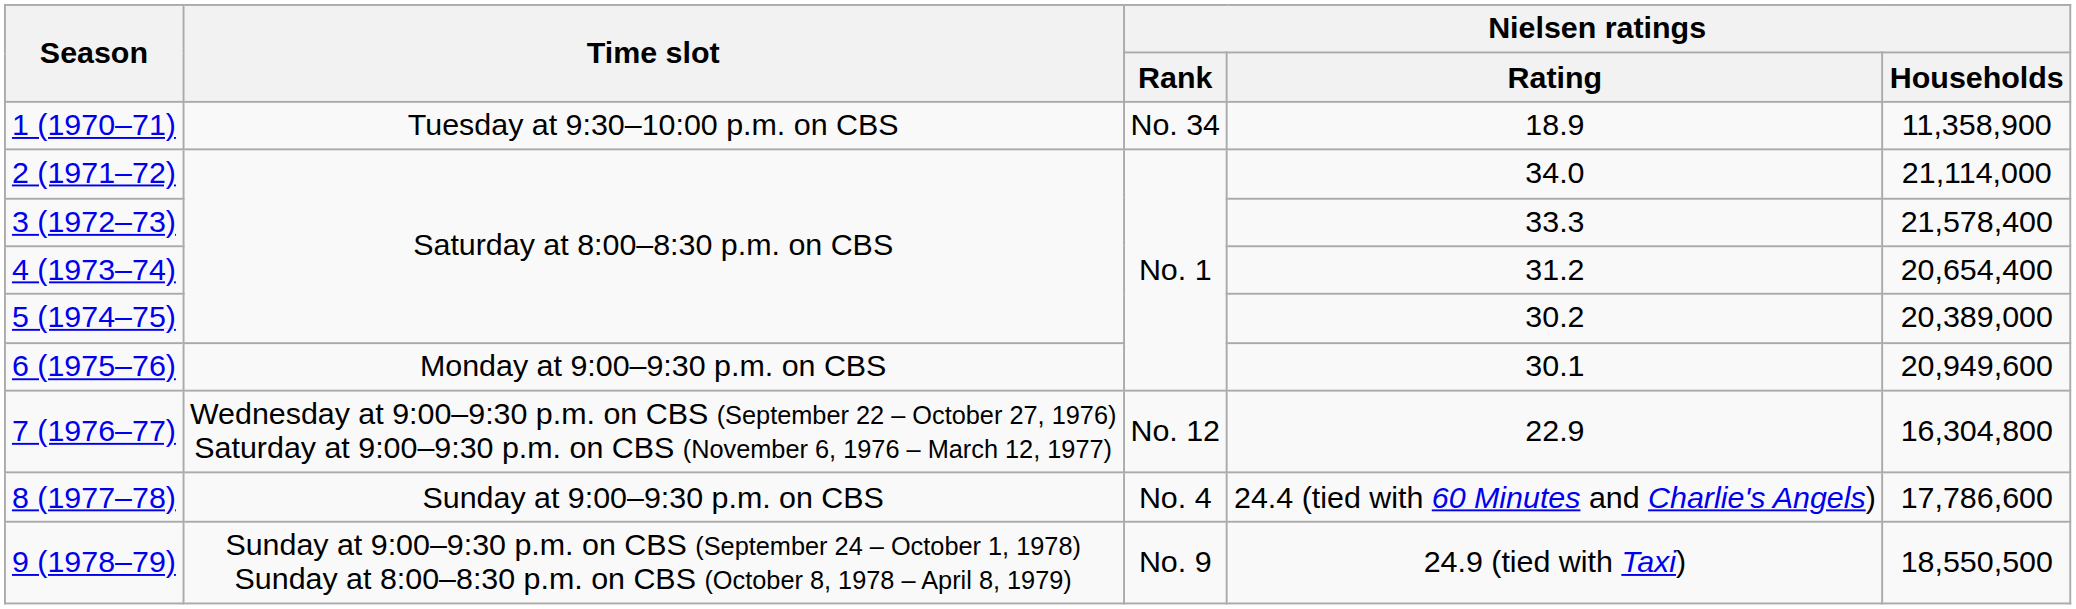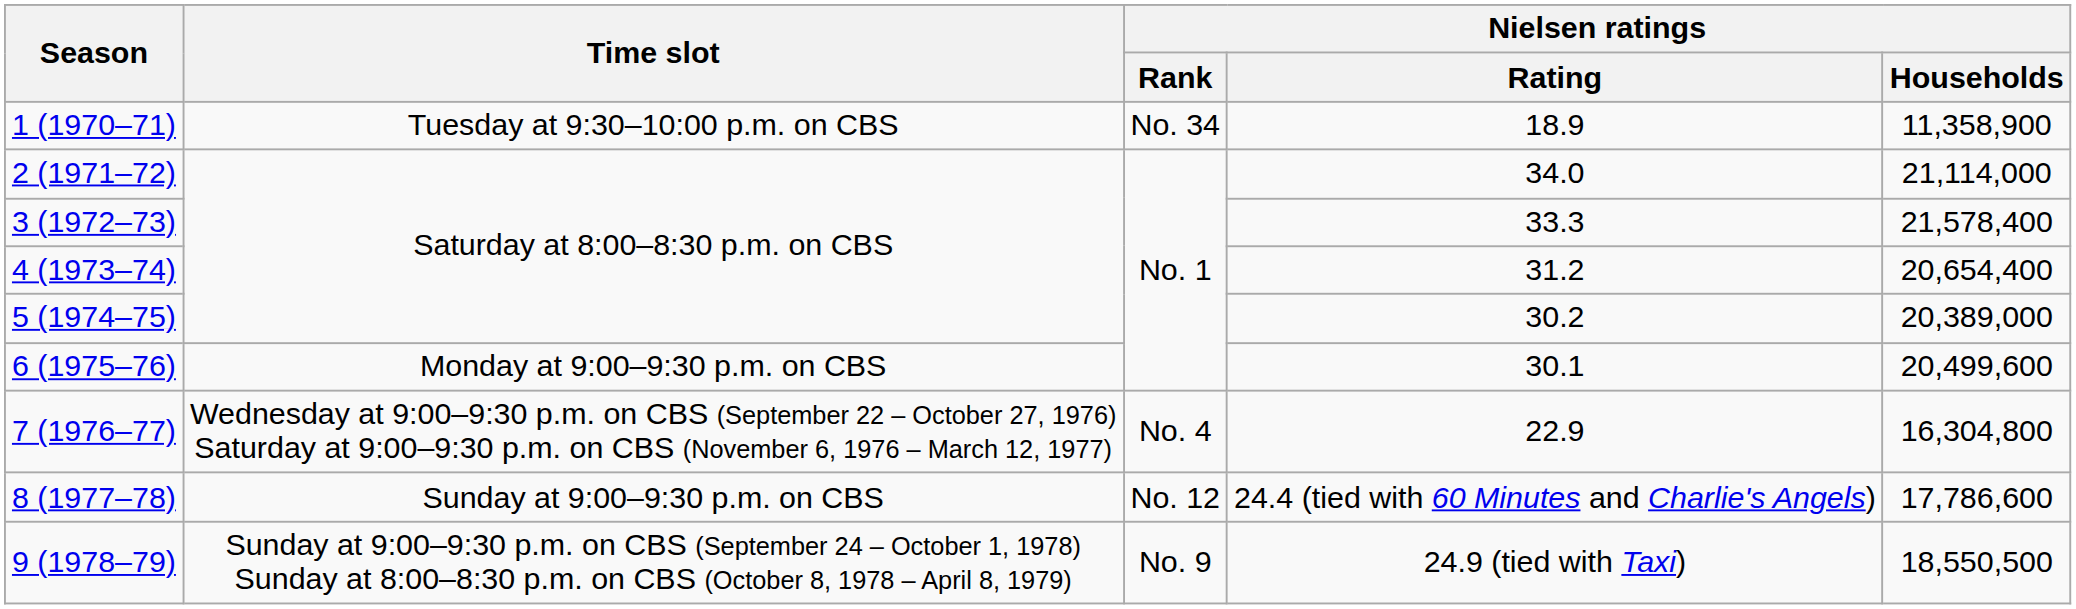(1977, 366) 20,949,600 -> (1977, 366) 20,499,600
(1175, 431) No. 12 -> (1175, 431) No. 4
(1175, 496) No. 4 -> (1175, 496) No. 12
